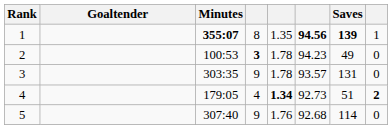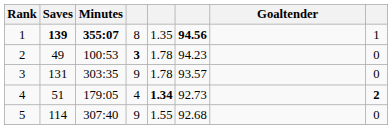columns swapped: (118, 14) <-> (348, 14)
(281, 114) 1.76 -> (161, 114) 1.55
